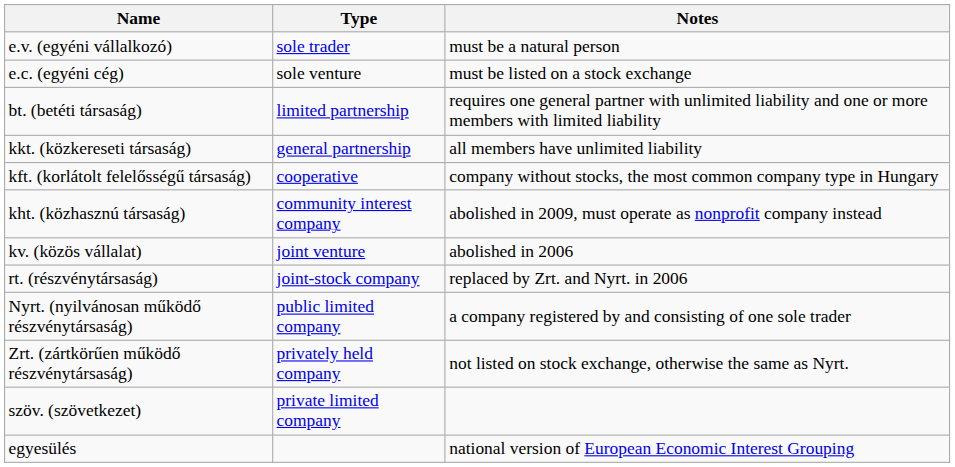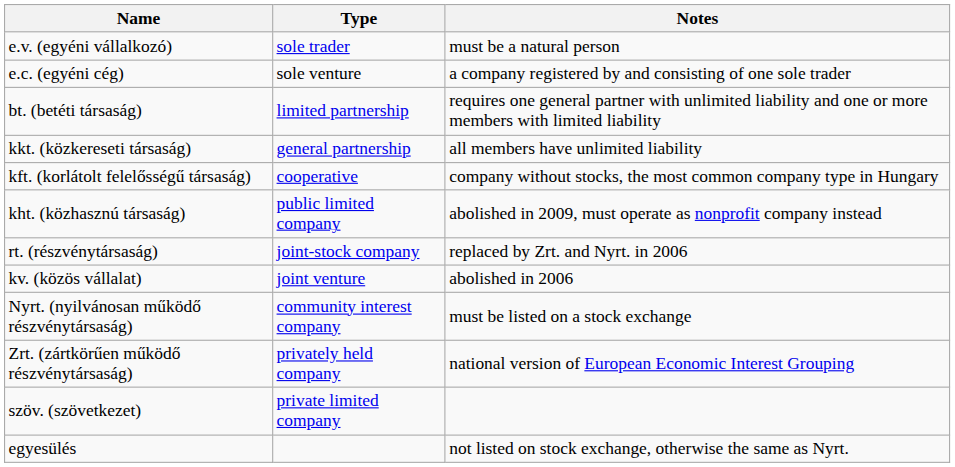(570, 73) must be listed on a stock exchange -> (650, 73) a company registered by and consisting of one sole trader
(344, 213) community interest company -> (325, 213) public limited company
rows swapped: (75, 251) <-> (83, 278)
(325, 316) public limited company -> (344, 316) community interest company
(650, 316) a company registered by and consisting of one sole trader -> (570, 316) must be listed on a stock exchange
(649, 363) not listed on stock exchange, otherwise the same as Nyrt. -> (652, 363) national version of European Economic Interest Grouping
(652, 448) national version of European Economic Interest Grouping -> (649, 448) not listed on stock exchange, otherwise the same as Nyrt.
